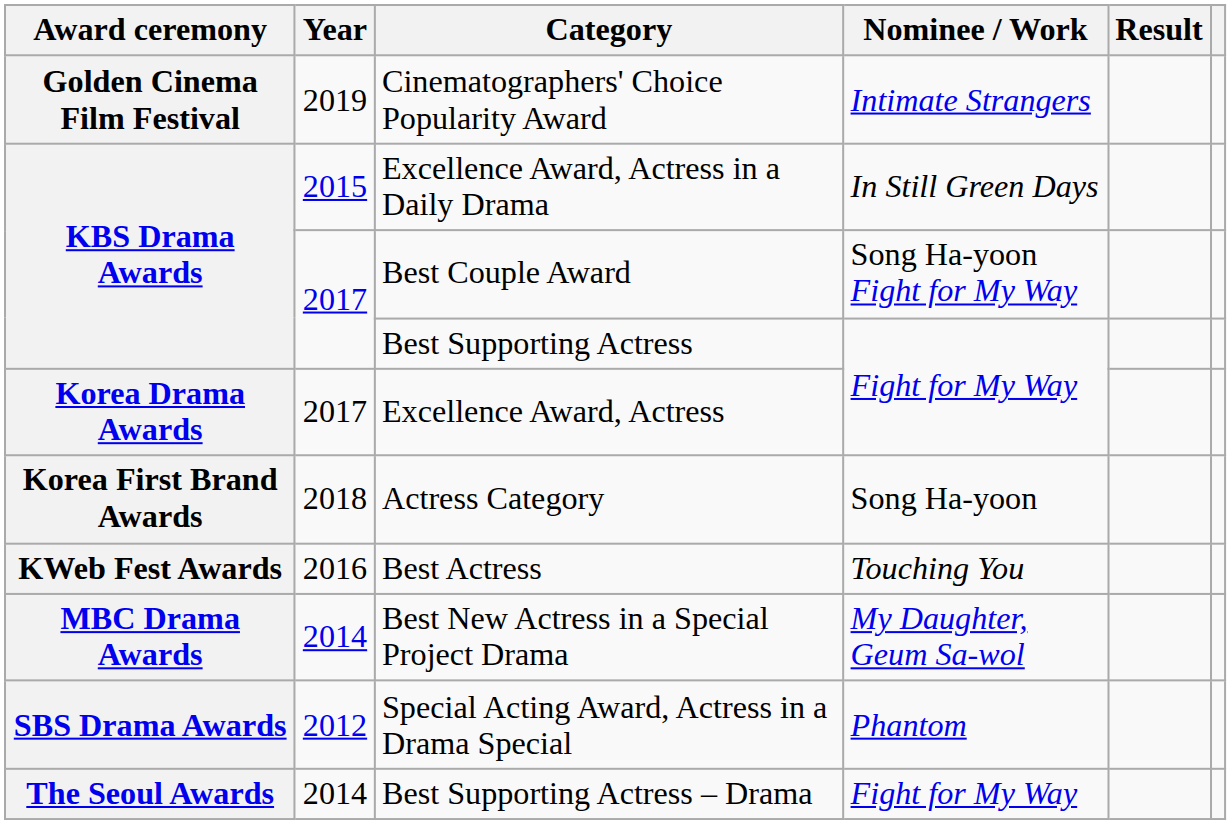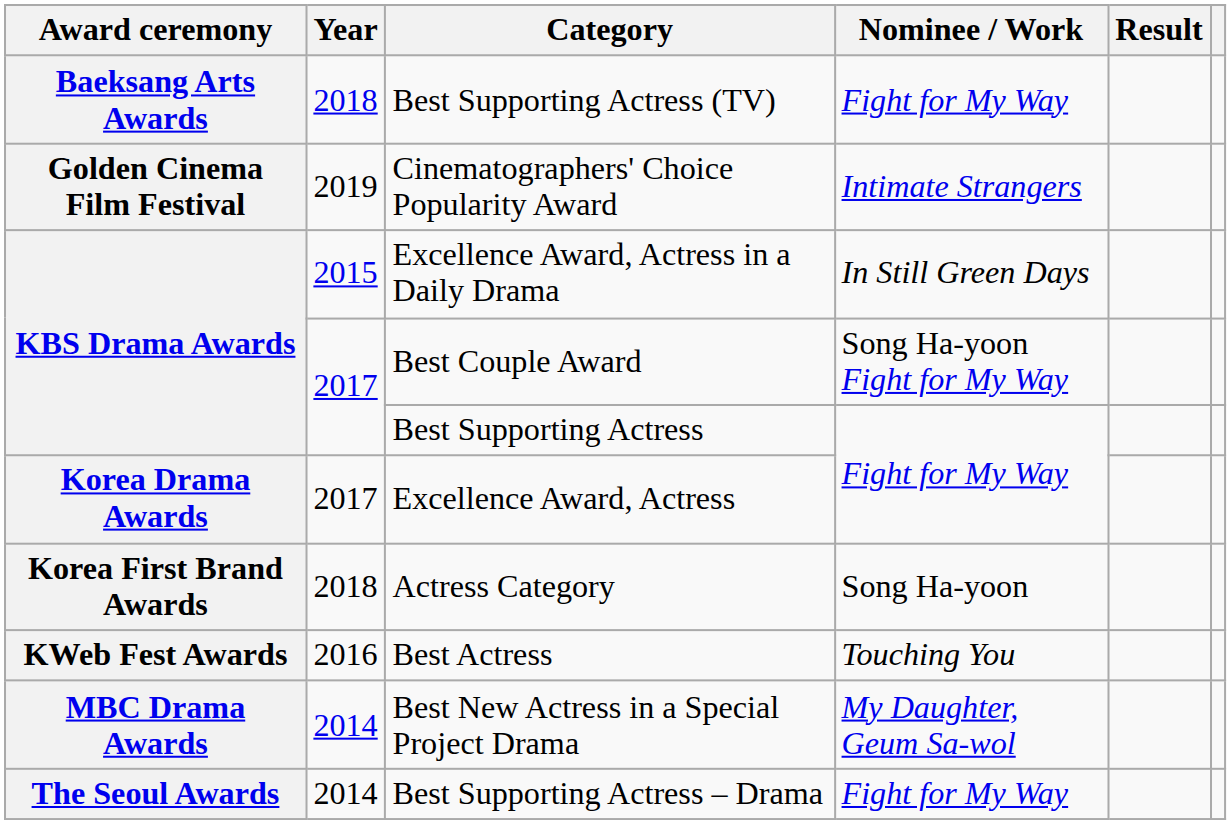+ row: (584, 99)
- row: (605, 724)
